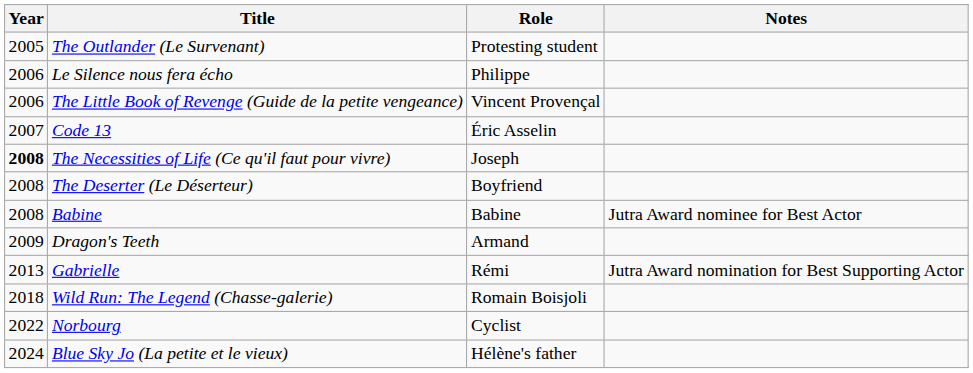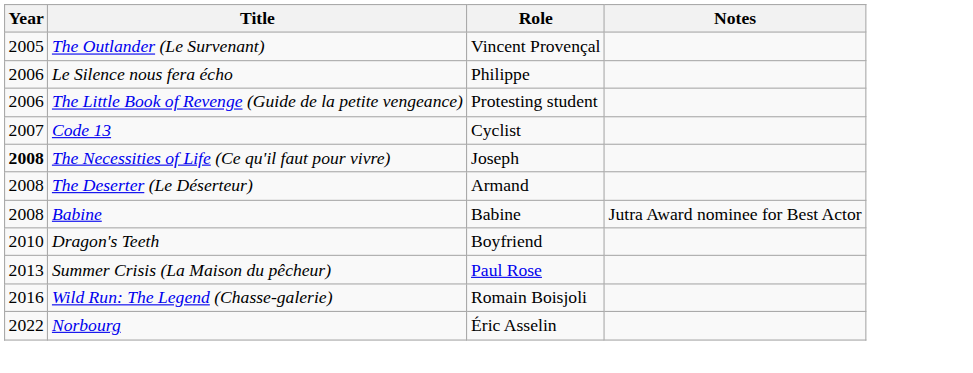(534, 46) Protesting student -> (536, 46) Vincent Provençal
(536, 102) Vincent Provençal -> (534, 102) Protesting student
(514, 130) Éric Asselin -> (496, 130) Cyclist
(507, 185) Boyfriend -> (500, 185) Armand
(26, 241) 2009 -> (26, 241) 2010
(500, 241) Armand -> (507, 241) Boyfriend
- row: (86, 269)
+ row: (191, 269)
(26, 297) 2018 -> (26, 297) 2016
(496, 325) Cyclist -> (514, 325) Éric Asselin
- row: (170, 353)
